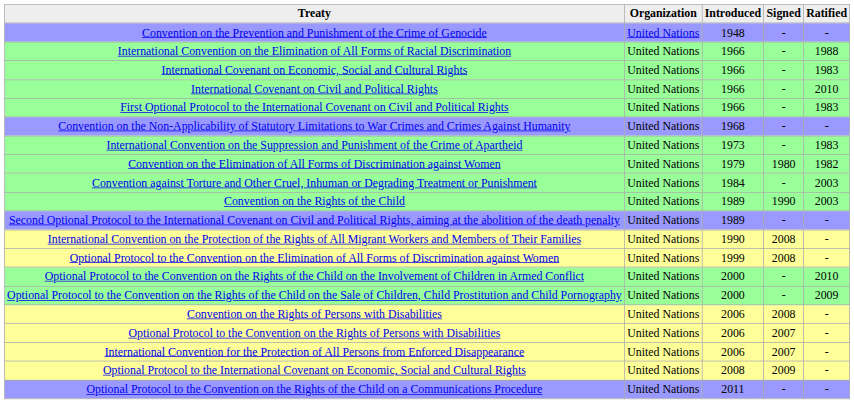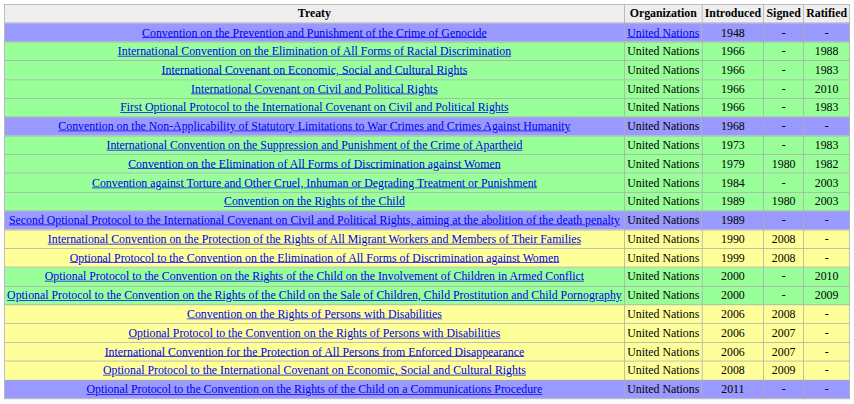(784, 201) 1990 -> (784, 201) 1980
